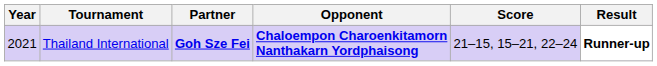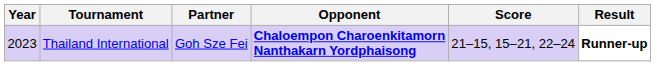(22, 43) 2021 -> (22, 43) 2023
(212, 43) bold -> (211, 43) normal
